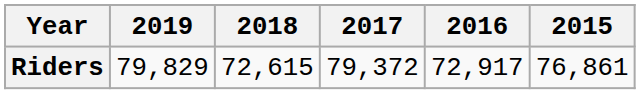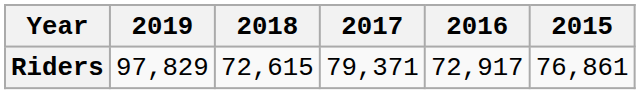(162, 68) 79,829 -> (162, 68) 97,829
(372, 68) 79,372 -> (372, 68) 79,371
